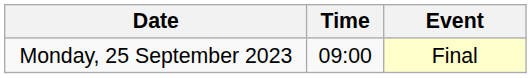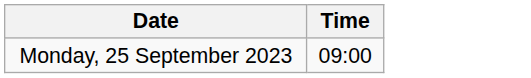- column: (455, 21)
